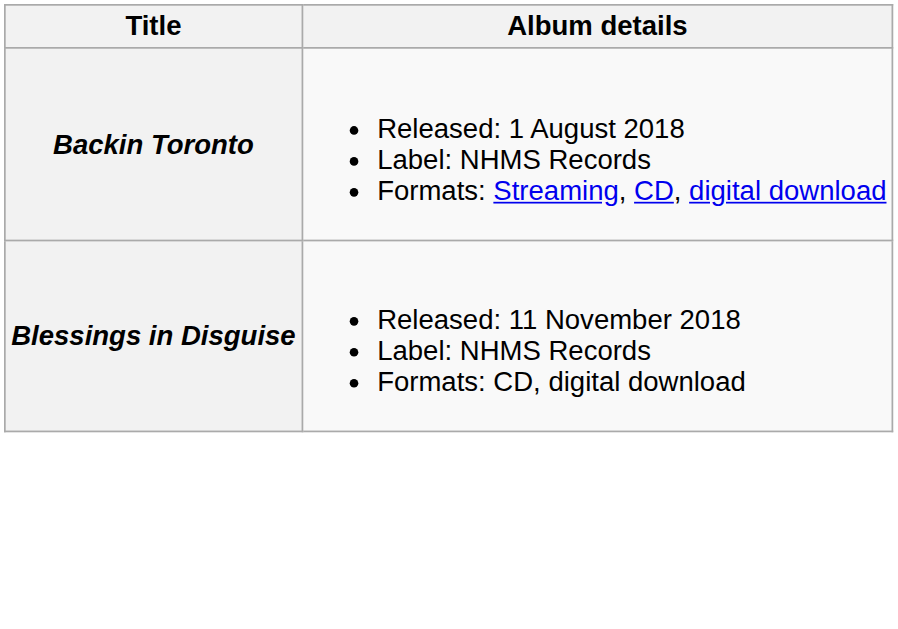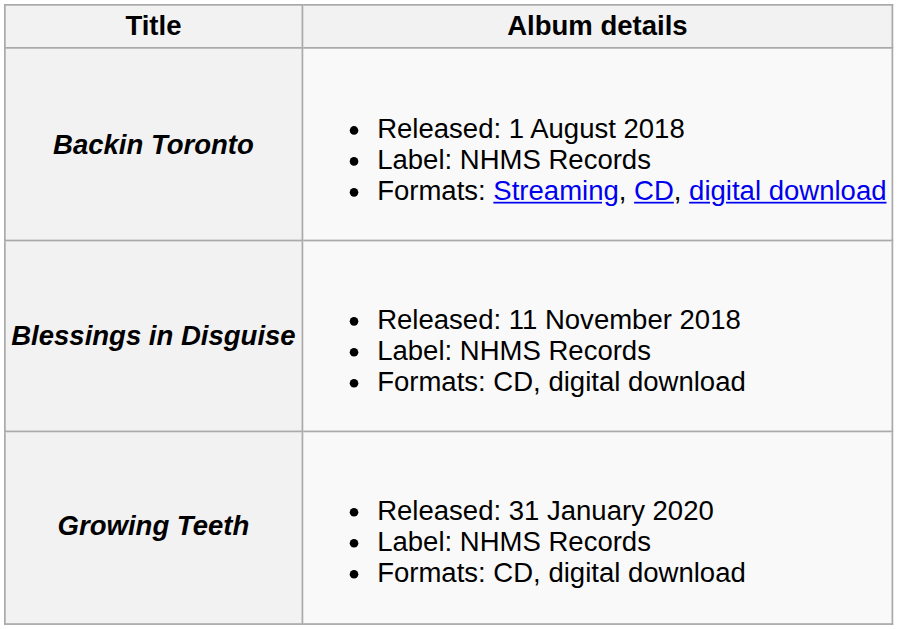+ row: (153, 527)
